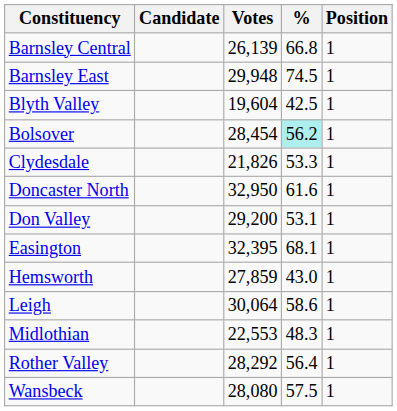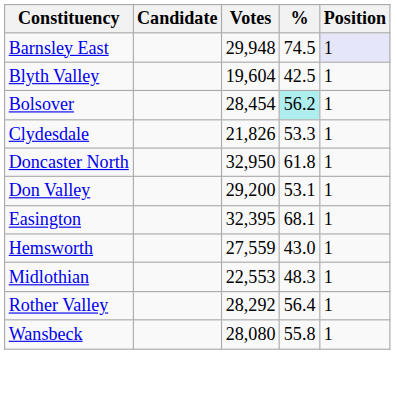- row: (70, 47)
(330, 76) no background -> (328, 47) lavender background
(302, 190) 61.6 -> (300, 162) 61.8
(253, 276) 27,859 -> (251, 248) 27,559
- row: (30, 305)
(302, 391) 57.5 -> (300, 334) 55.8
